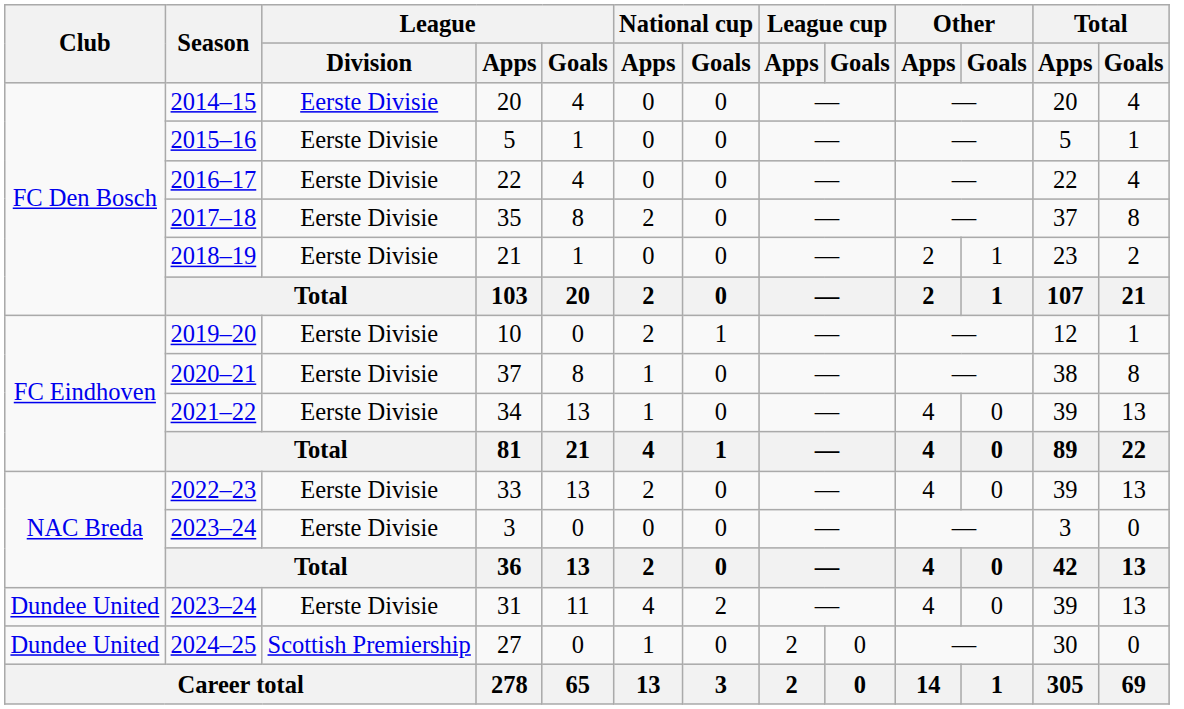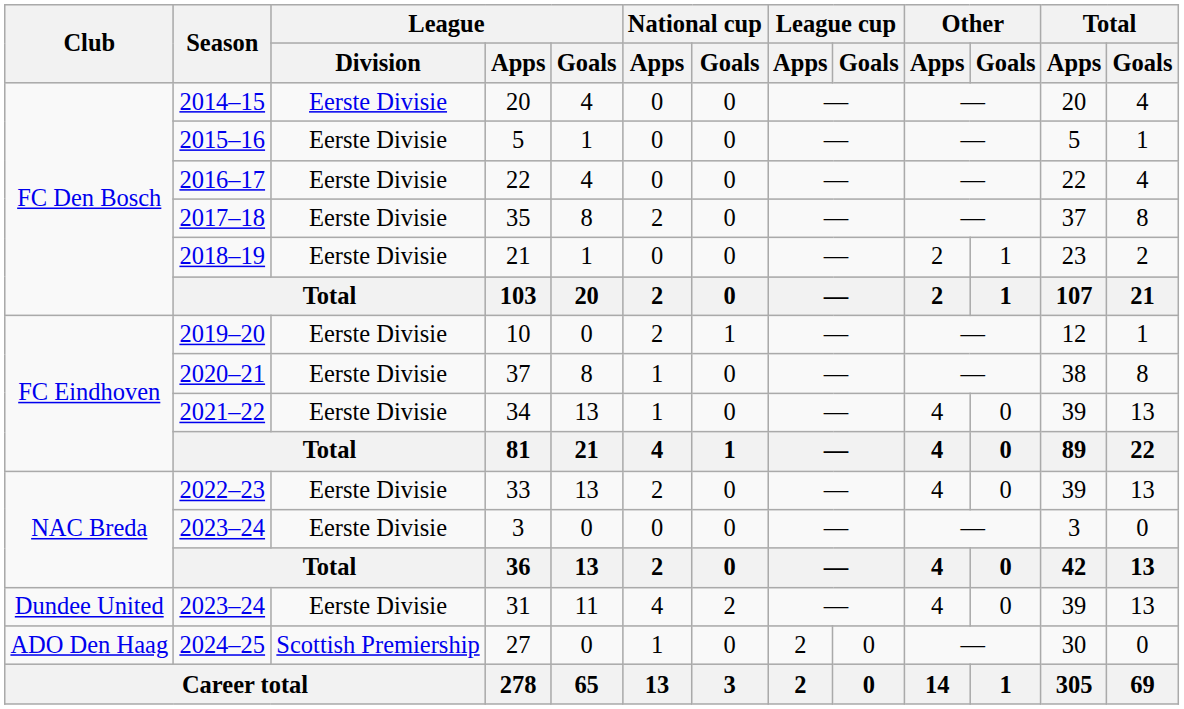(85, 645) Dundee United -> (89, 645) ADO Den Haag
